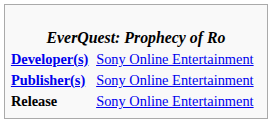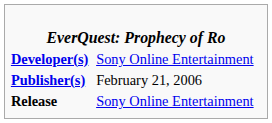(175, 80) Sony Online Entertainment -> (149, 80) February 21, 2006
